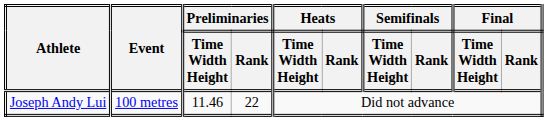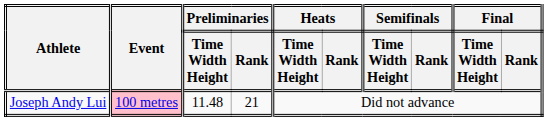(147, 103) no background -> (147, 103) pink background
(207, 103) 11.46 -> (207, 103) 11.48
(252, 103) 22 -> (252, 103) 21
